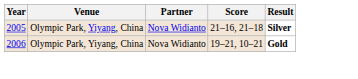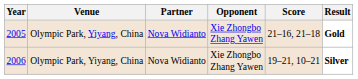+ column: (237, 12)
(279, 28) Silver -> (335, 34) Gold
(278, 44) Gold -> (336, 61) Silver
